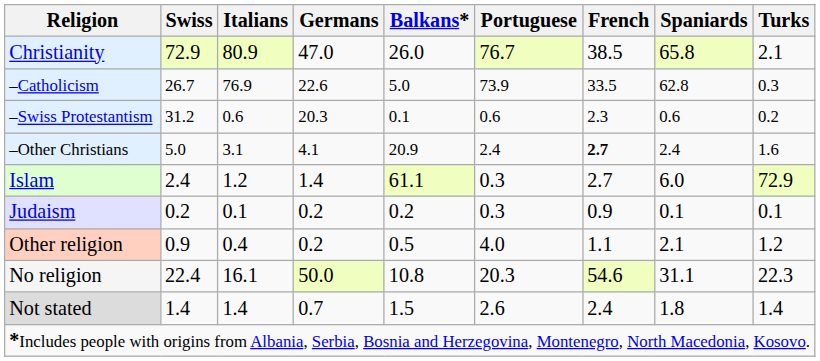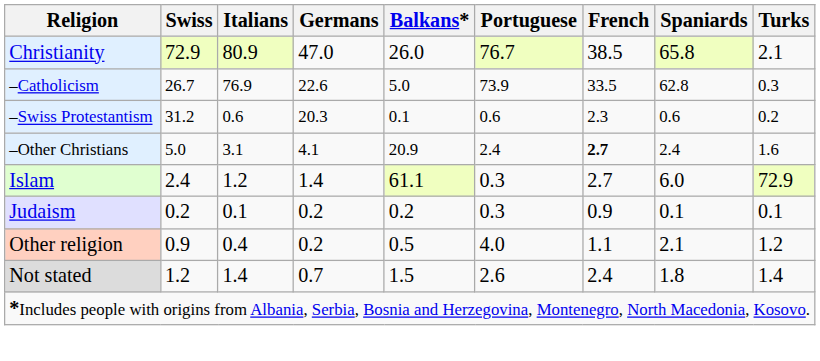- row: (55, 276)
(178, 308) 1.4 -> (178, 276) 1.2
